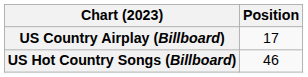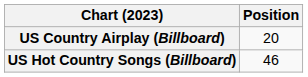(271, 38) 17 -> (271, 38) 20
